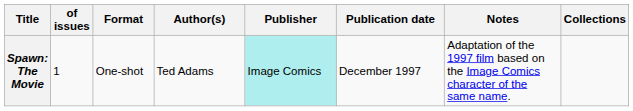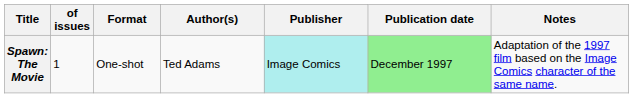- column: (595, 20)
(380, 70) no background -> (411, 64) lightgreen background
